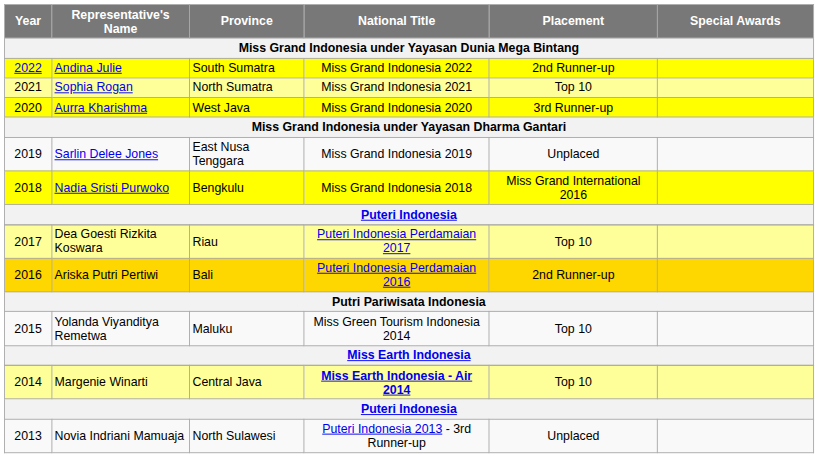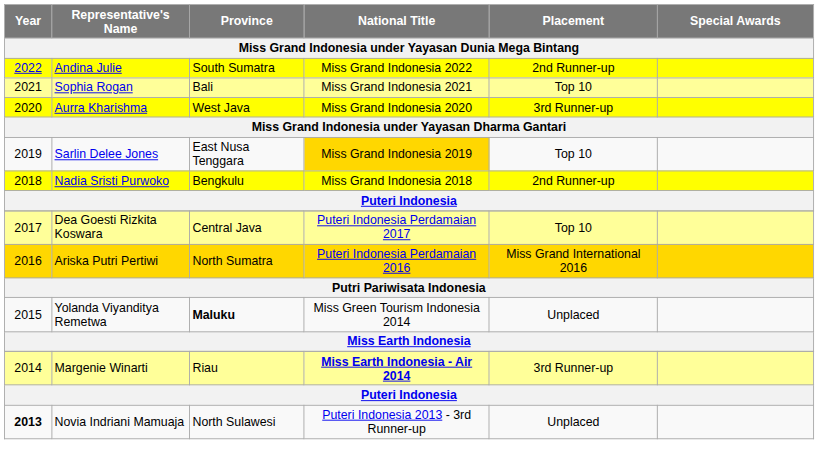(233, 88) North Sumatra -> (203, 88) Bali
(397, 154) no background -> (397, 154) gold background
(573, 154) Unplaced -> (573, 154) Top 10
(573, 188) Miss Grand International 2016 -> (573, 181) 2nd Runner-up
(205, 242) Riau -> (227, 228) Central Java
(203, 275) Bali -> (233, 261) North Sumatra
(573, 275) 2nd Runner-up -> (573, 261) Miss Grand International 2016
(212, 329) normal -> (214, 315) bold
(573, 329) Top 10 -> (573, 315) Unplaced
(227, 382) Central Java -> (205, 368) Riau
(573, 382) Top 10 -> (573, 368) 3rd Runner-up
(28, 436) normal -> (28, 422) bold
